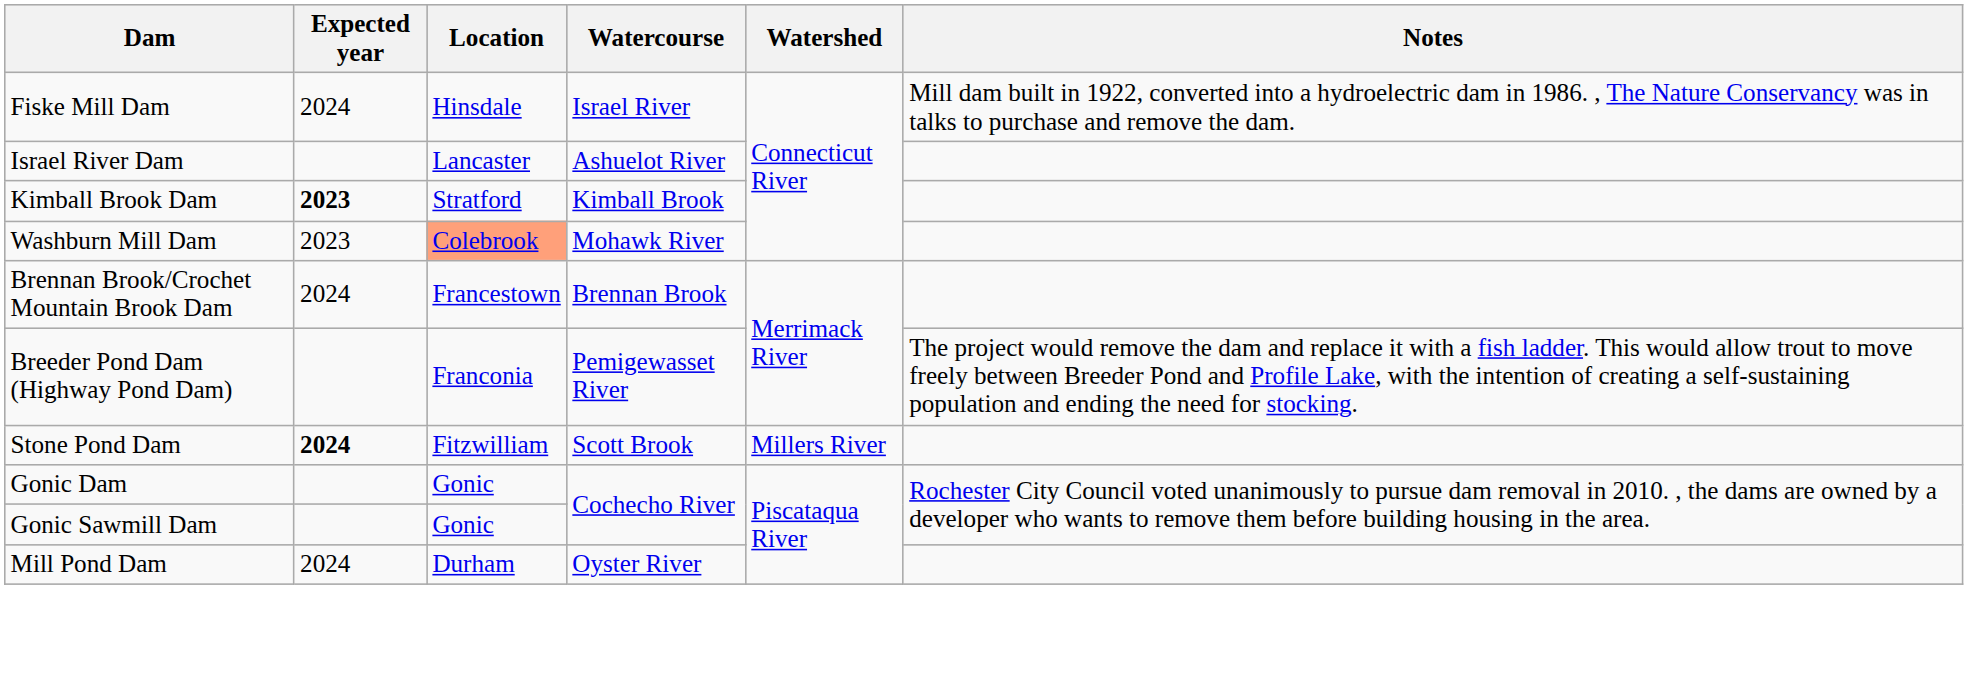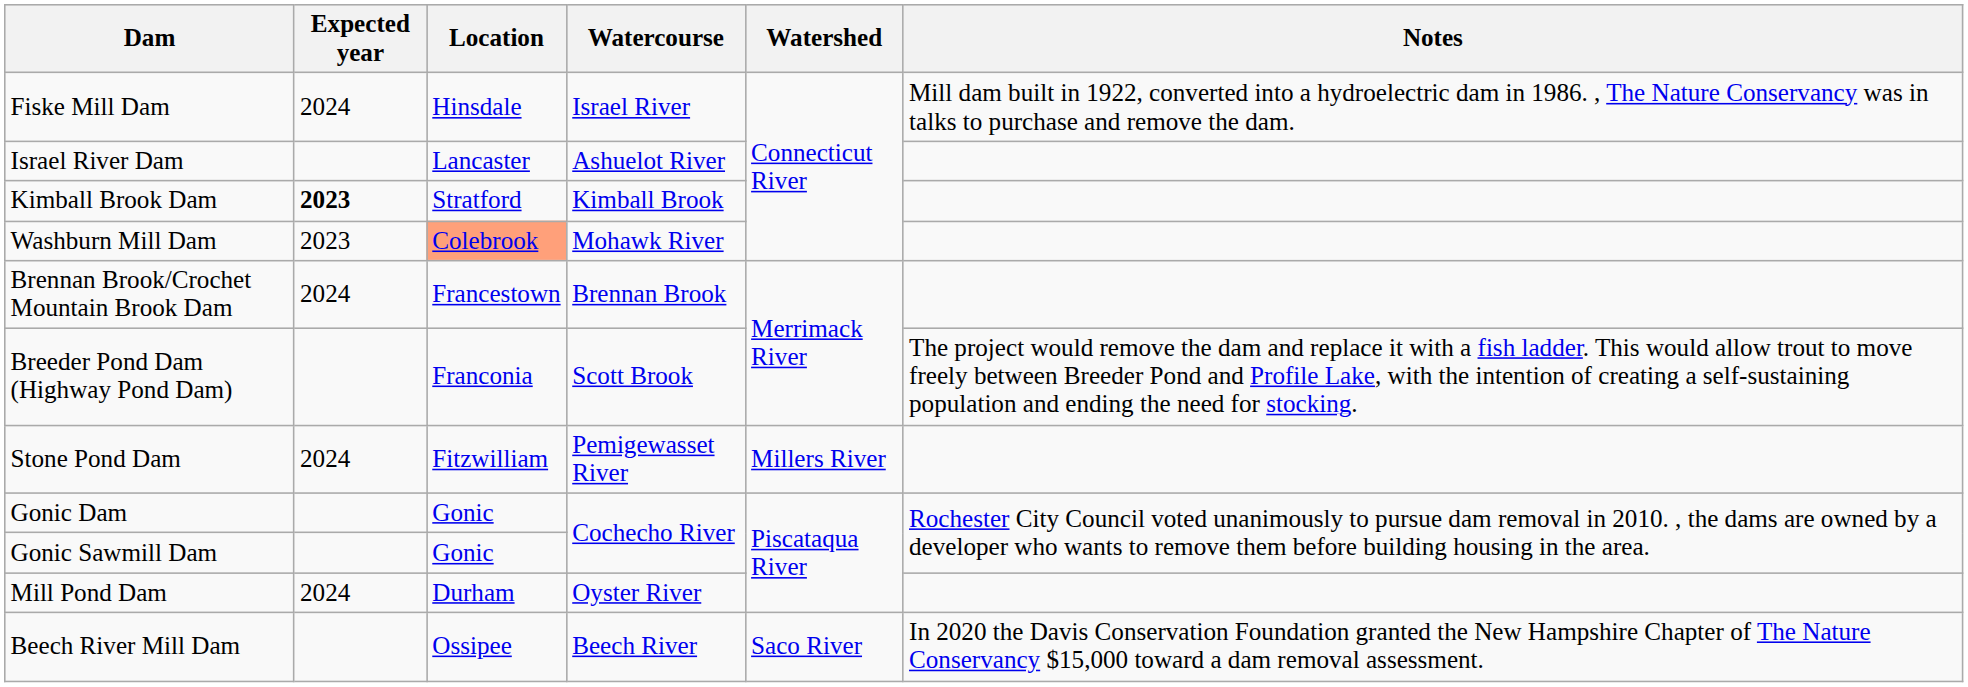(644, 376) Pemigewasset River -> (633, 376) Scott Brook
(325, 444) bold -> (325, 458) normal
(633, 444) Scott Brook -> (643, 458) Pemigewasset River
+ row: (125, 646)
